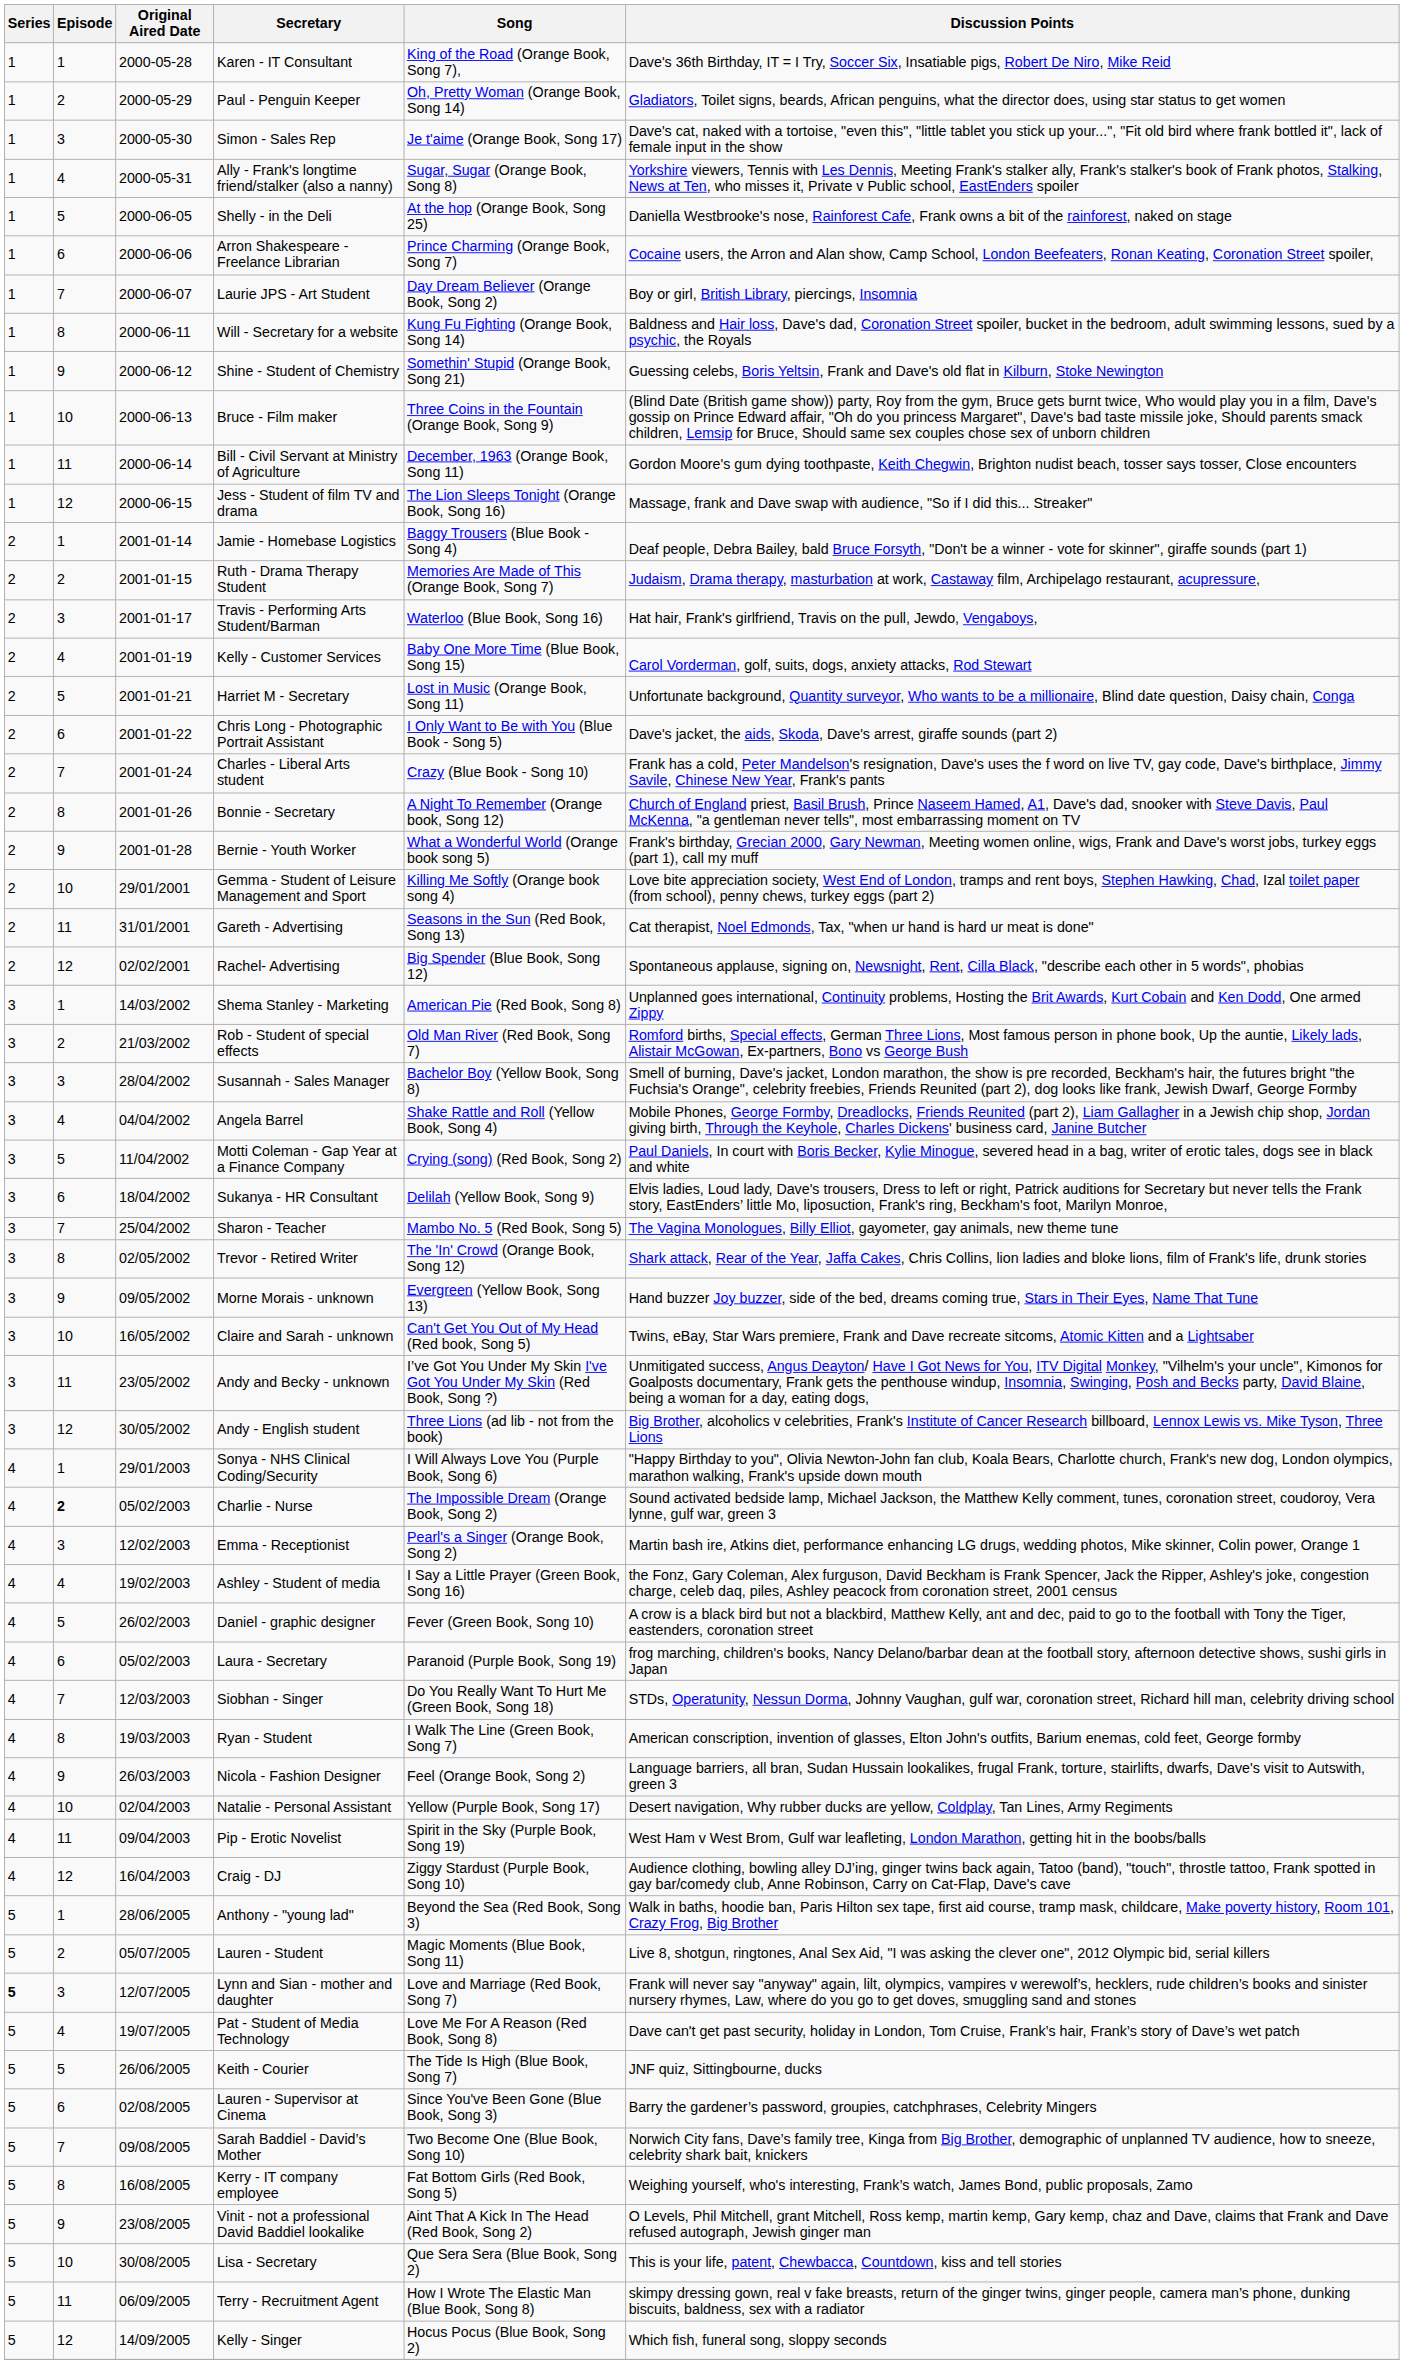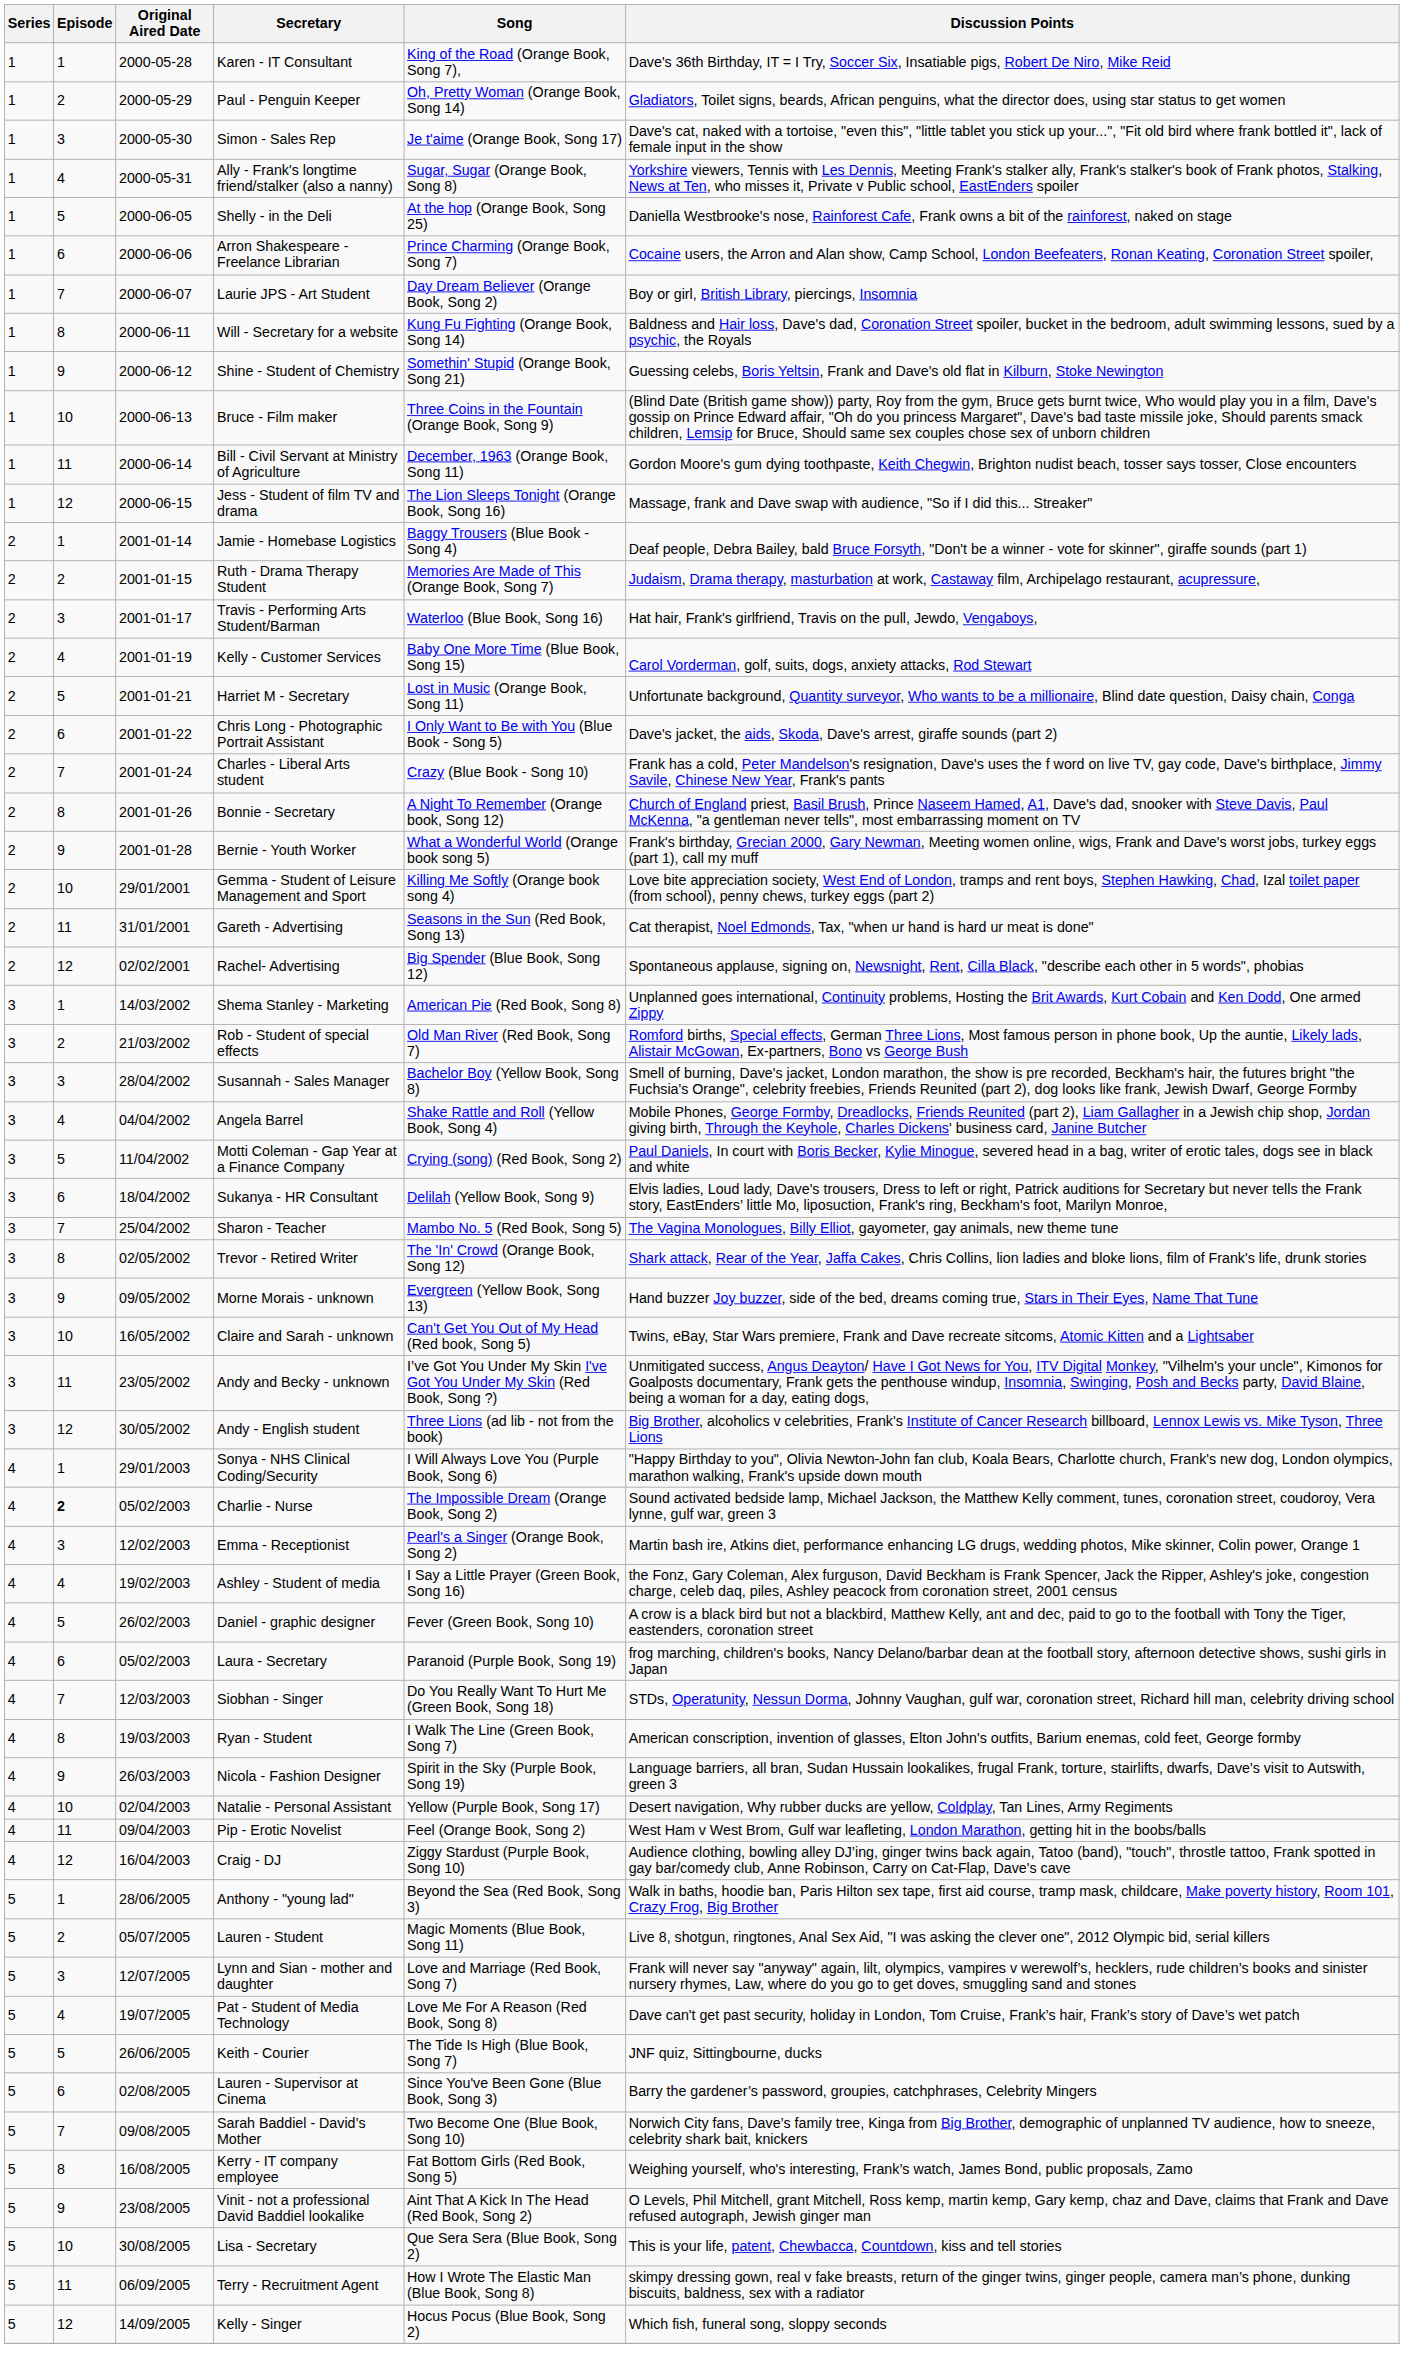(496, 1776) Feel (Orange Book, Song 2) -> (502, 1776) Spirit in the Sky (Purple Book, Song 19)
(502, 1838) Spirit in the Sky (Purple Book, Song 19) -> (496, 1830) Feel (Orange Book, Song 2)
(12, 1992) bold -> (12, 1976) normal
